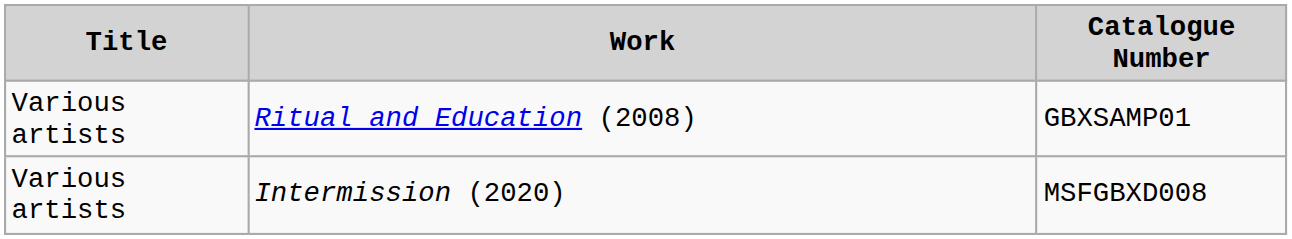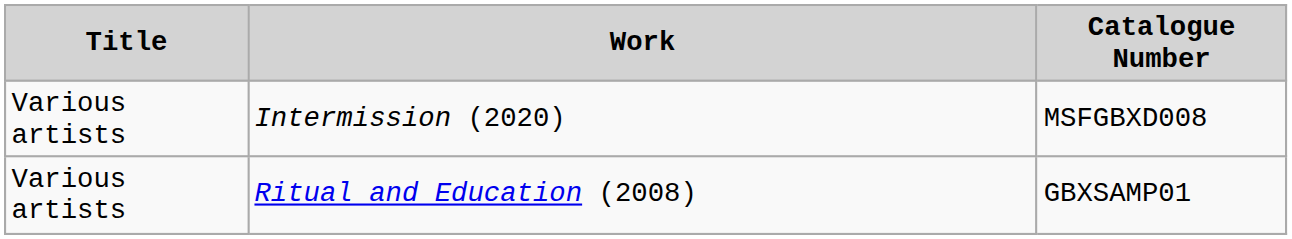rows swapped: (476, 119) <-> (410, 195)
